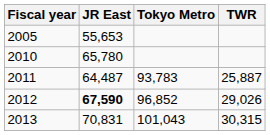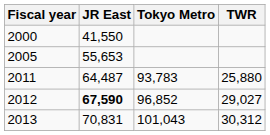+ row: (22, 36)
- row: (22, 57)
(242, 78) 25,887 -> (242, 78) 25,880
(242, 99) 29,026 -> (242, 99) 29,027
(242, 120) 30,315 -> (242, 120) 30,312
